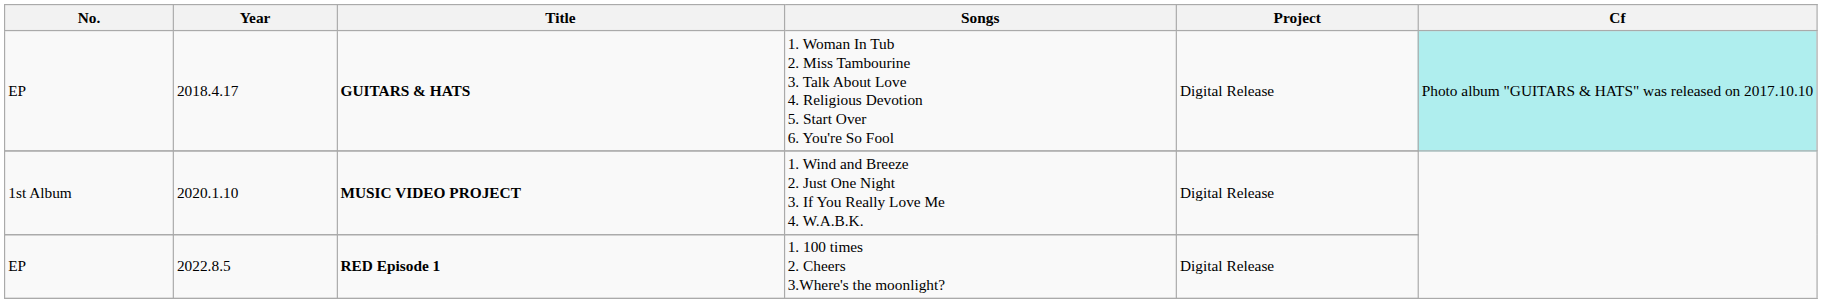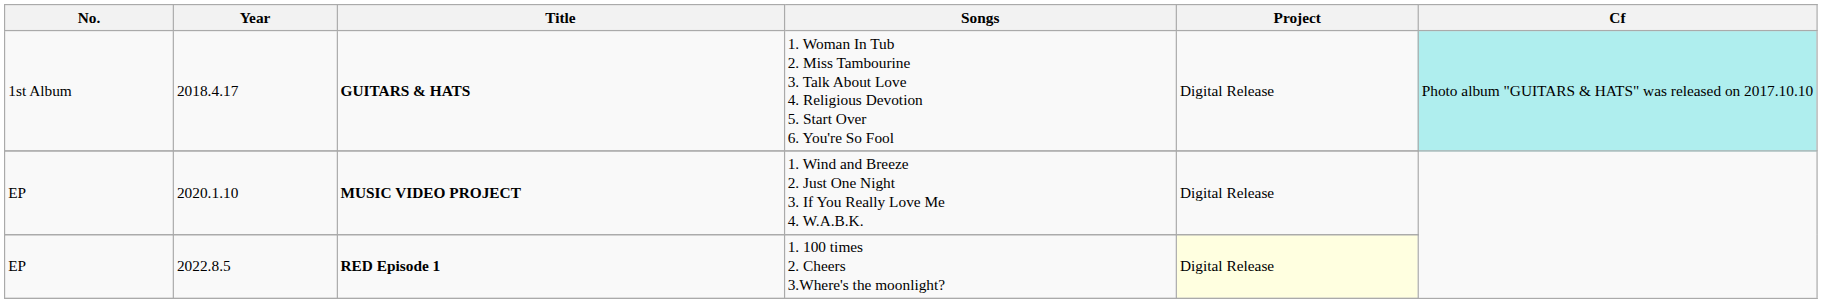(17, 90) EP -> (40, 90) 1st Album
(40, 192) 1st Album -> (17, 192) EP
(1227, 266) no background -> (1227, 266) lightyellow background
